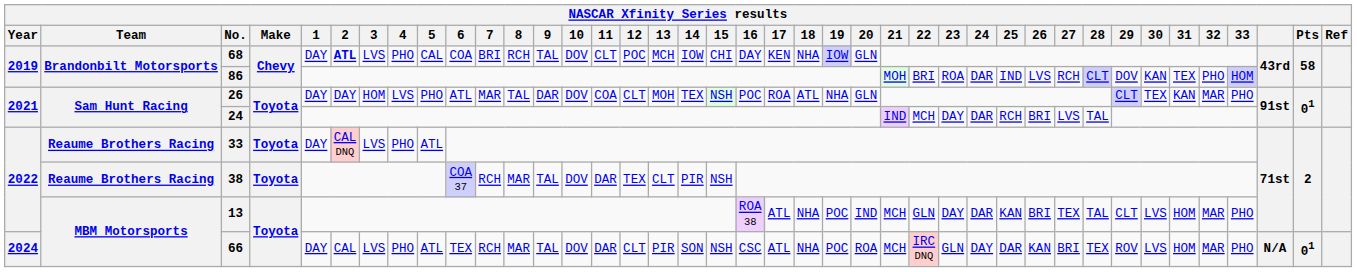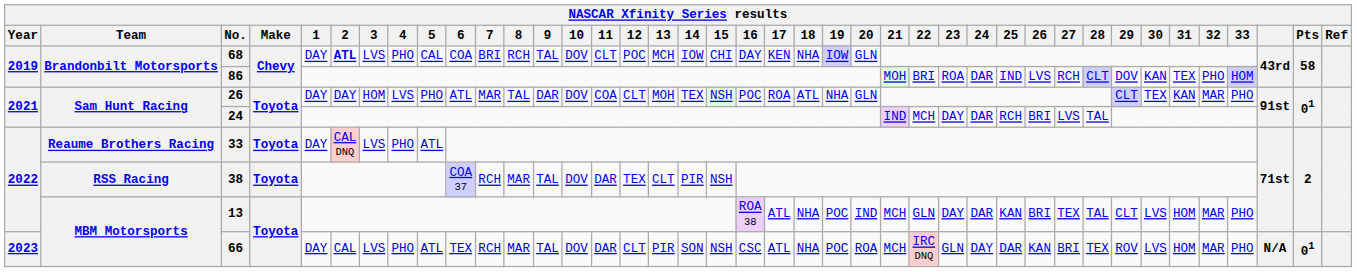(131, 179) Reaume Brothers Racing -> (131, 179) RSS Racing
(23, 249) 2024 -> (23, 249) 2023
